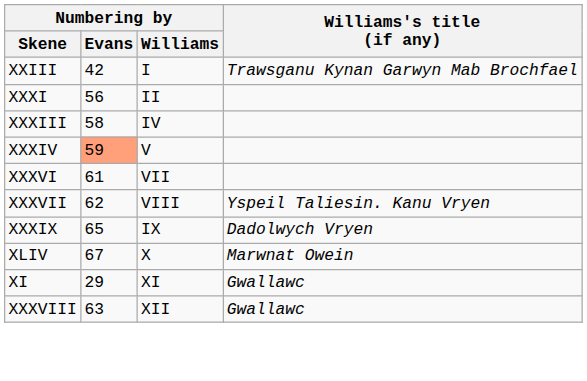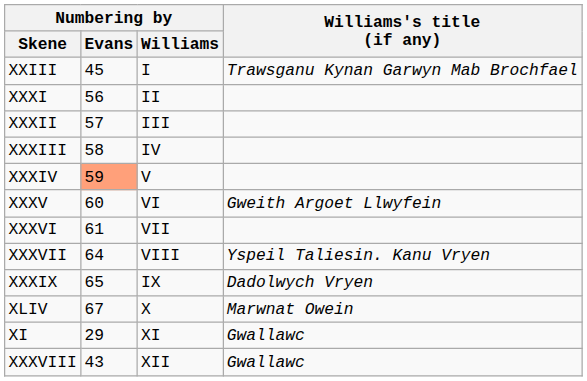(94, 71) 42 -> (94, 71) 45
+ row: (33, 124)
+ row: (28, 203)
(94, 203) 62 -> (94, 256) 64
(94, 309) 63 -> (94, 362) 43
